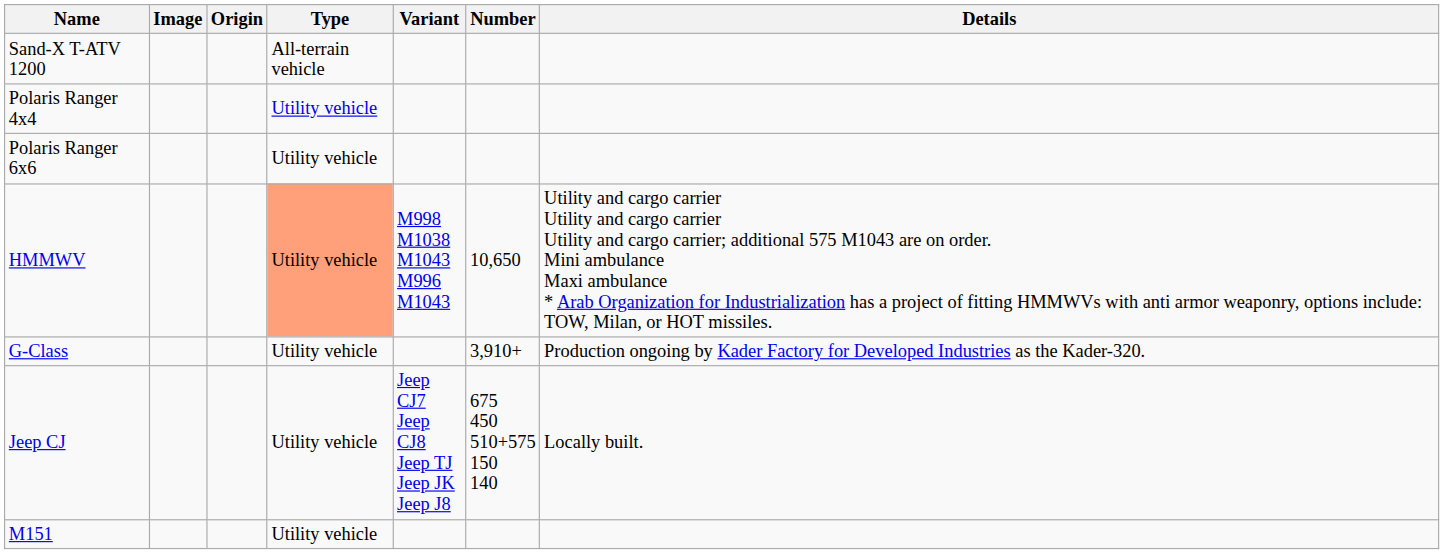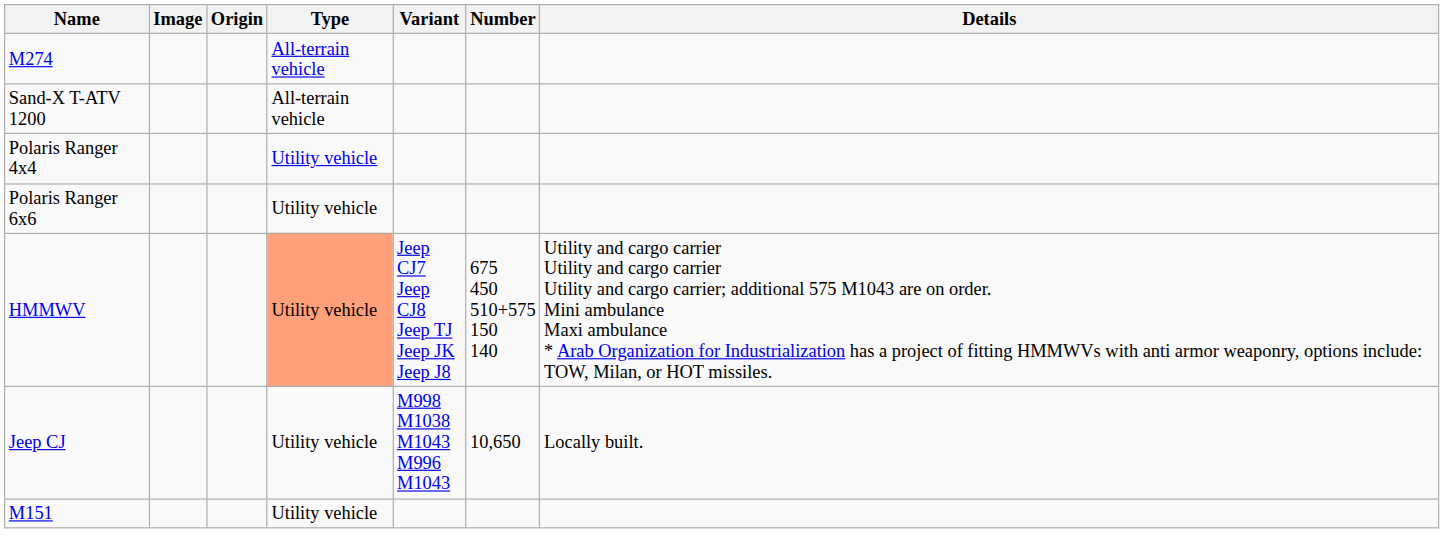+ row: (31, 58)
(424, 260) M998 M1038 M1043 M996 M1043 -> (426, 309) Jeep CJ7 Jeep CJ8 Jeep TJ Jeep JK Jeep J8
(495, 260) 10,650 -> (503, 309) 675 450 510+575 150 140
- row: (38, 351)
(426, 442) Jeep CJ7 Jeep CJ8 Jeep TJ Jeep JK Jeep J8 -> (424, 442) M998 M1038 M1043 M996 M1043
(503, 442) 675 450 510+575 150 140 -> (495, 442) 10,650
